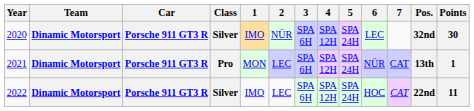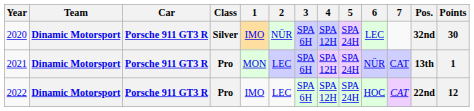(225, 92) Silver -> (225, 92) Pro
(453, 92) 11 -> (453, 92) 12
